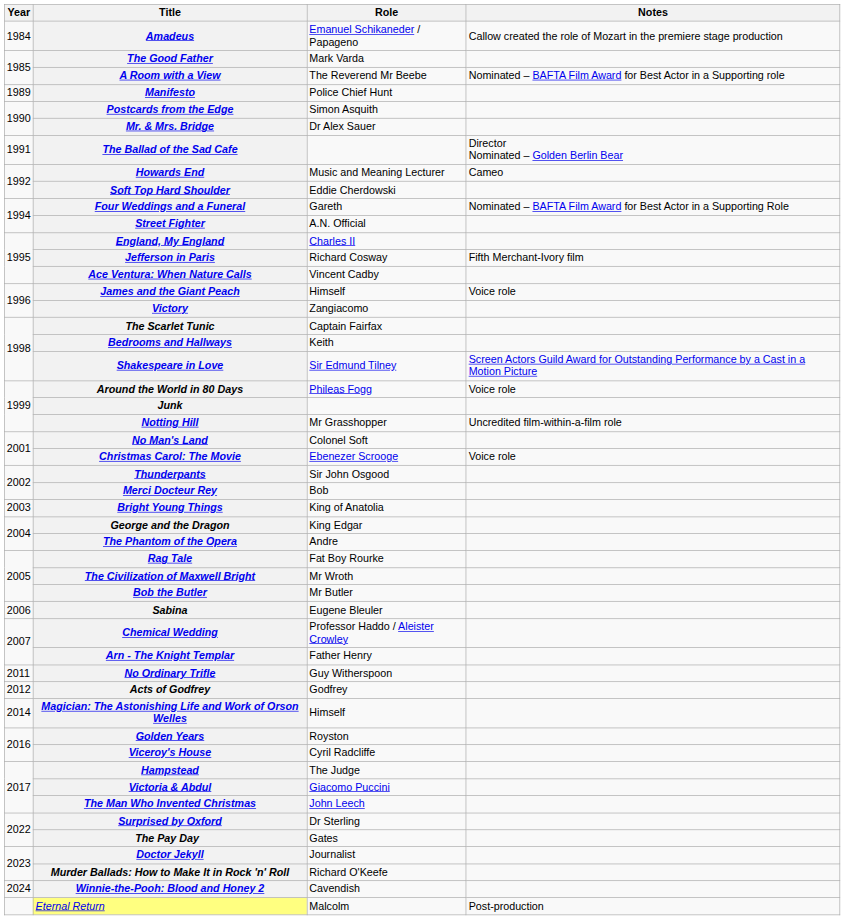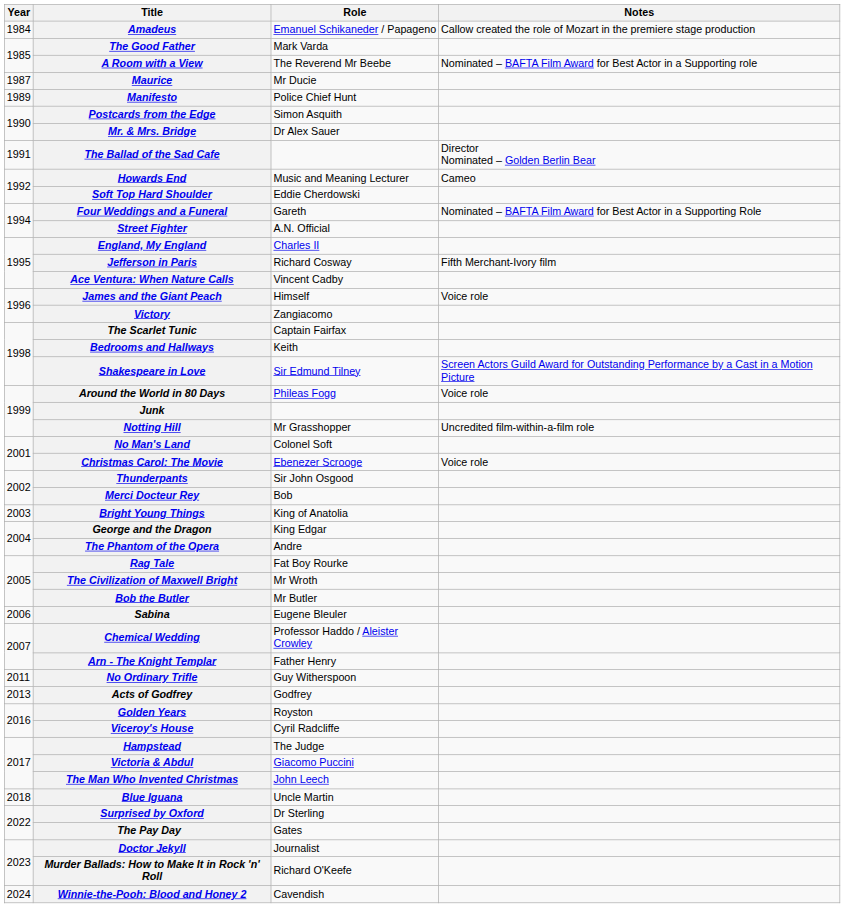+ row: (152, 81)
(19, 690) 2012 -> (19, 695) 2013
- row: (170, 713)
+ row: (152, 797)
- row: (70, 906)
